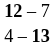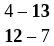rows swapped: (27, 36) <-> (27, 11)
